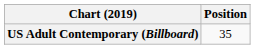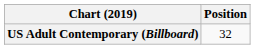(226, 34) 35 -> (226, 34) 32
